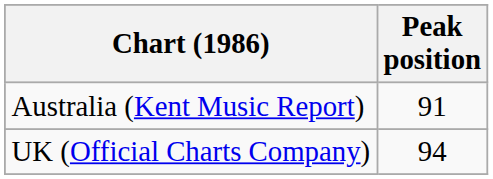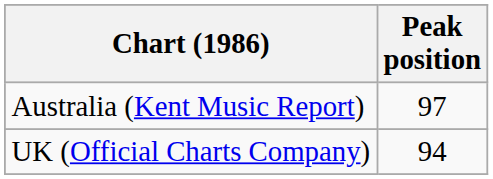(432, 105) 91 -> (432, 105) 97
